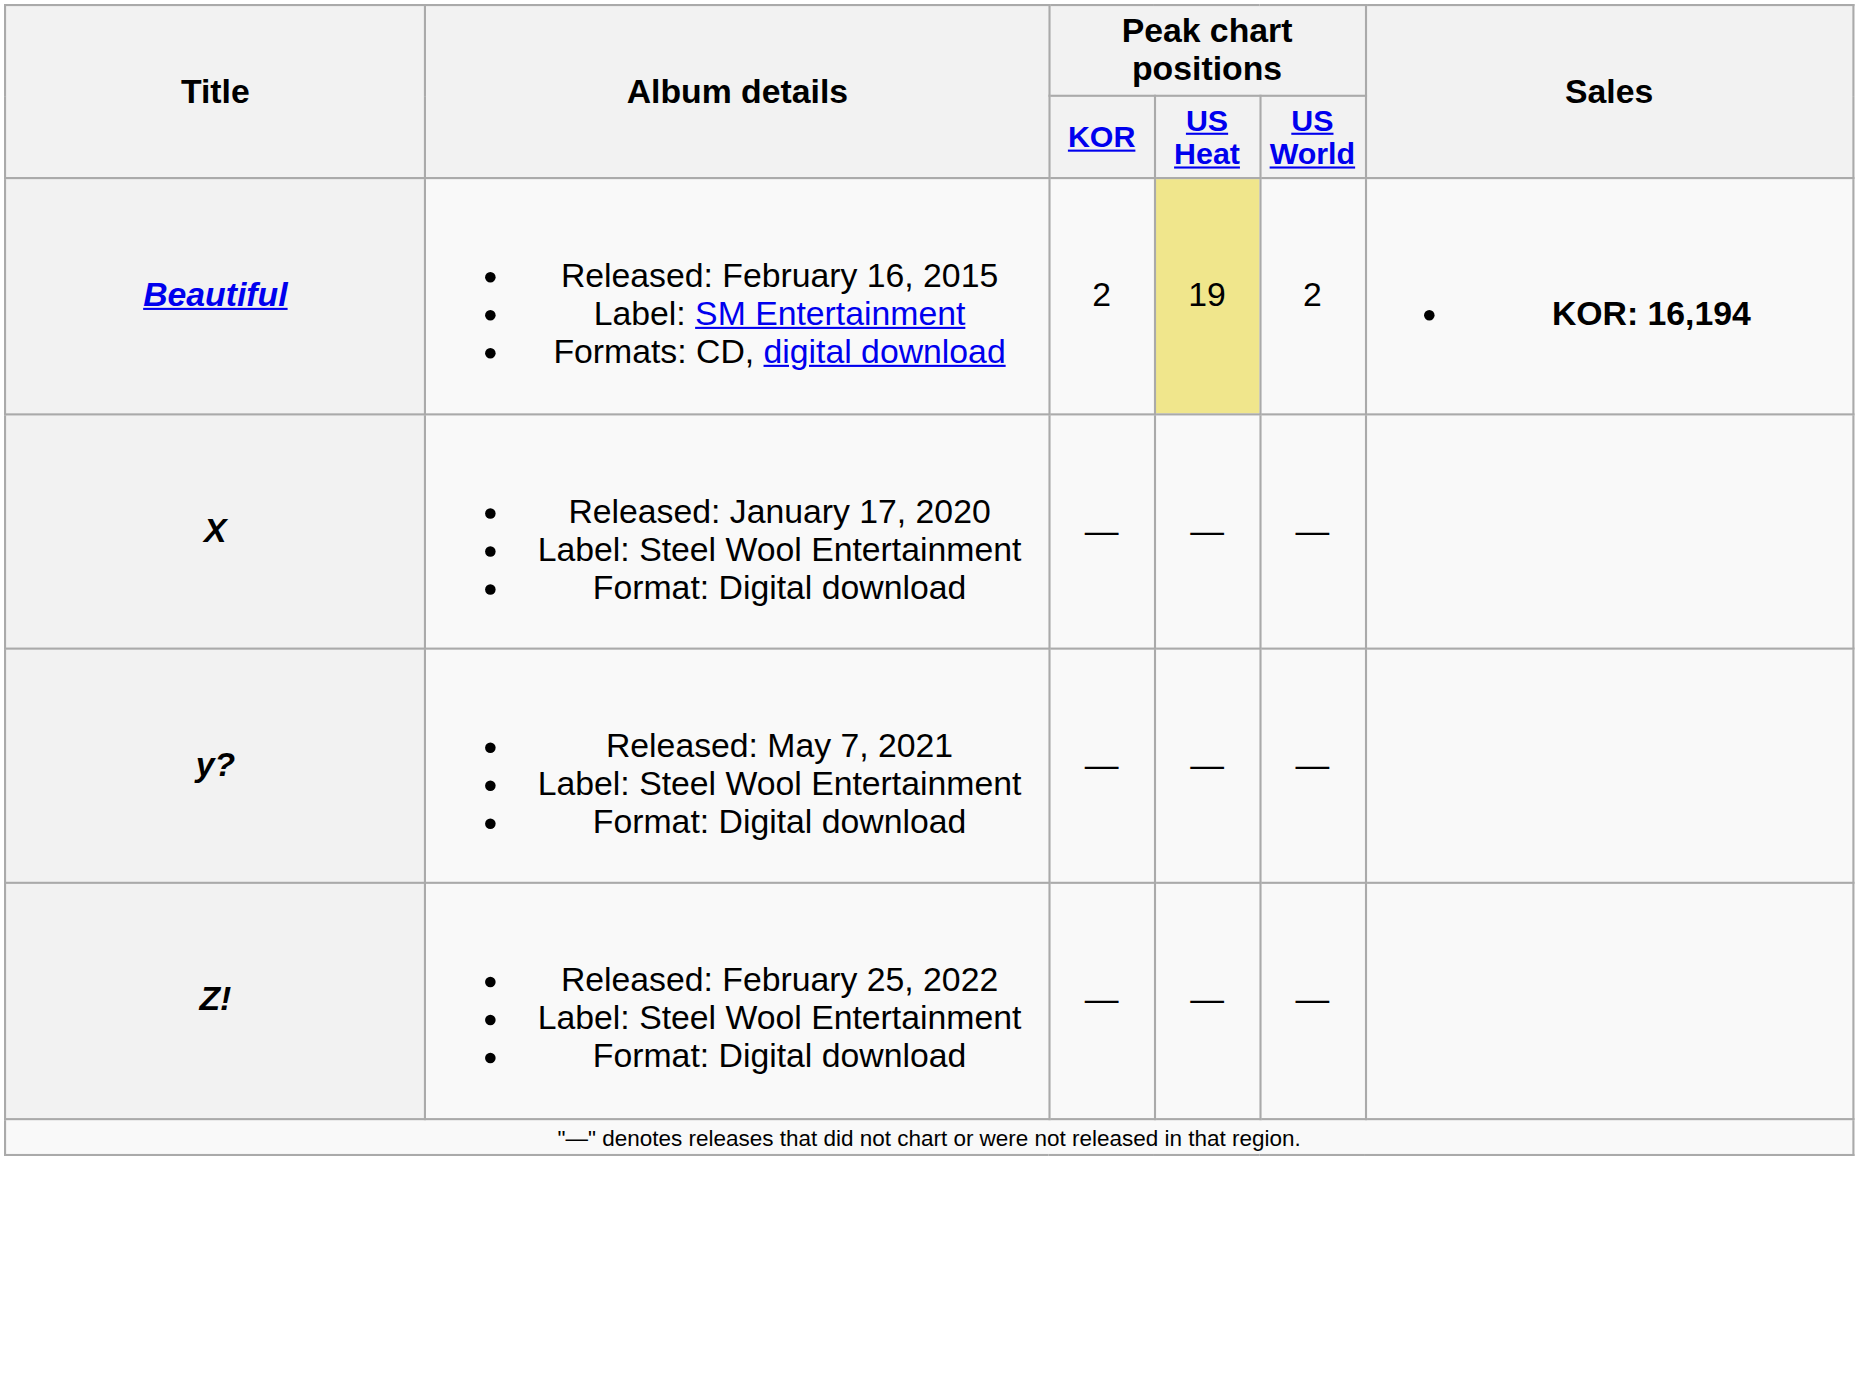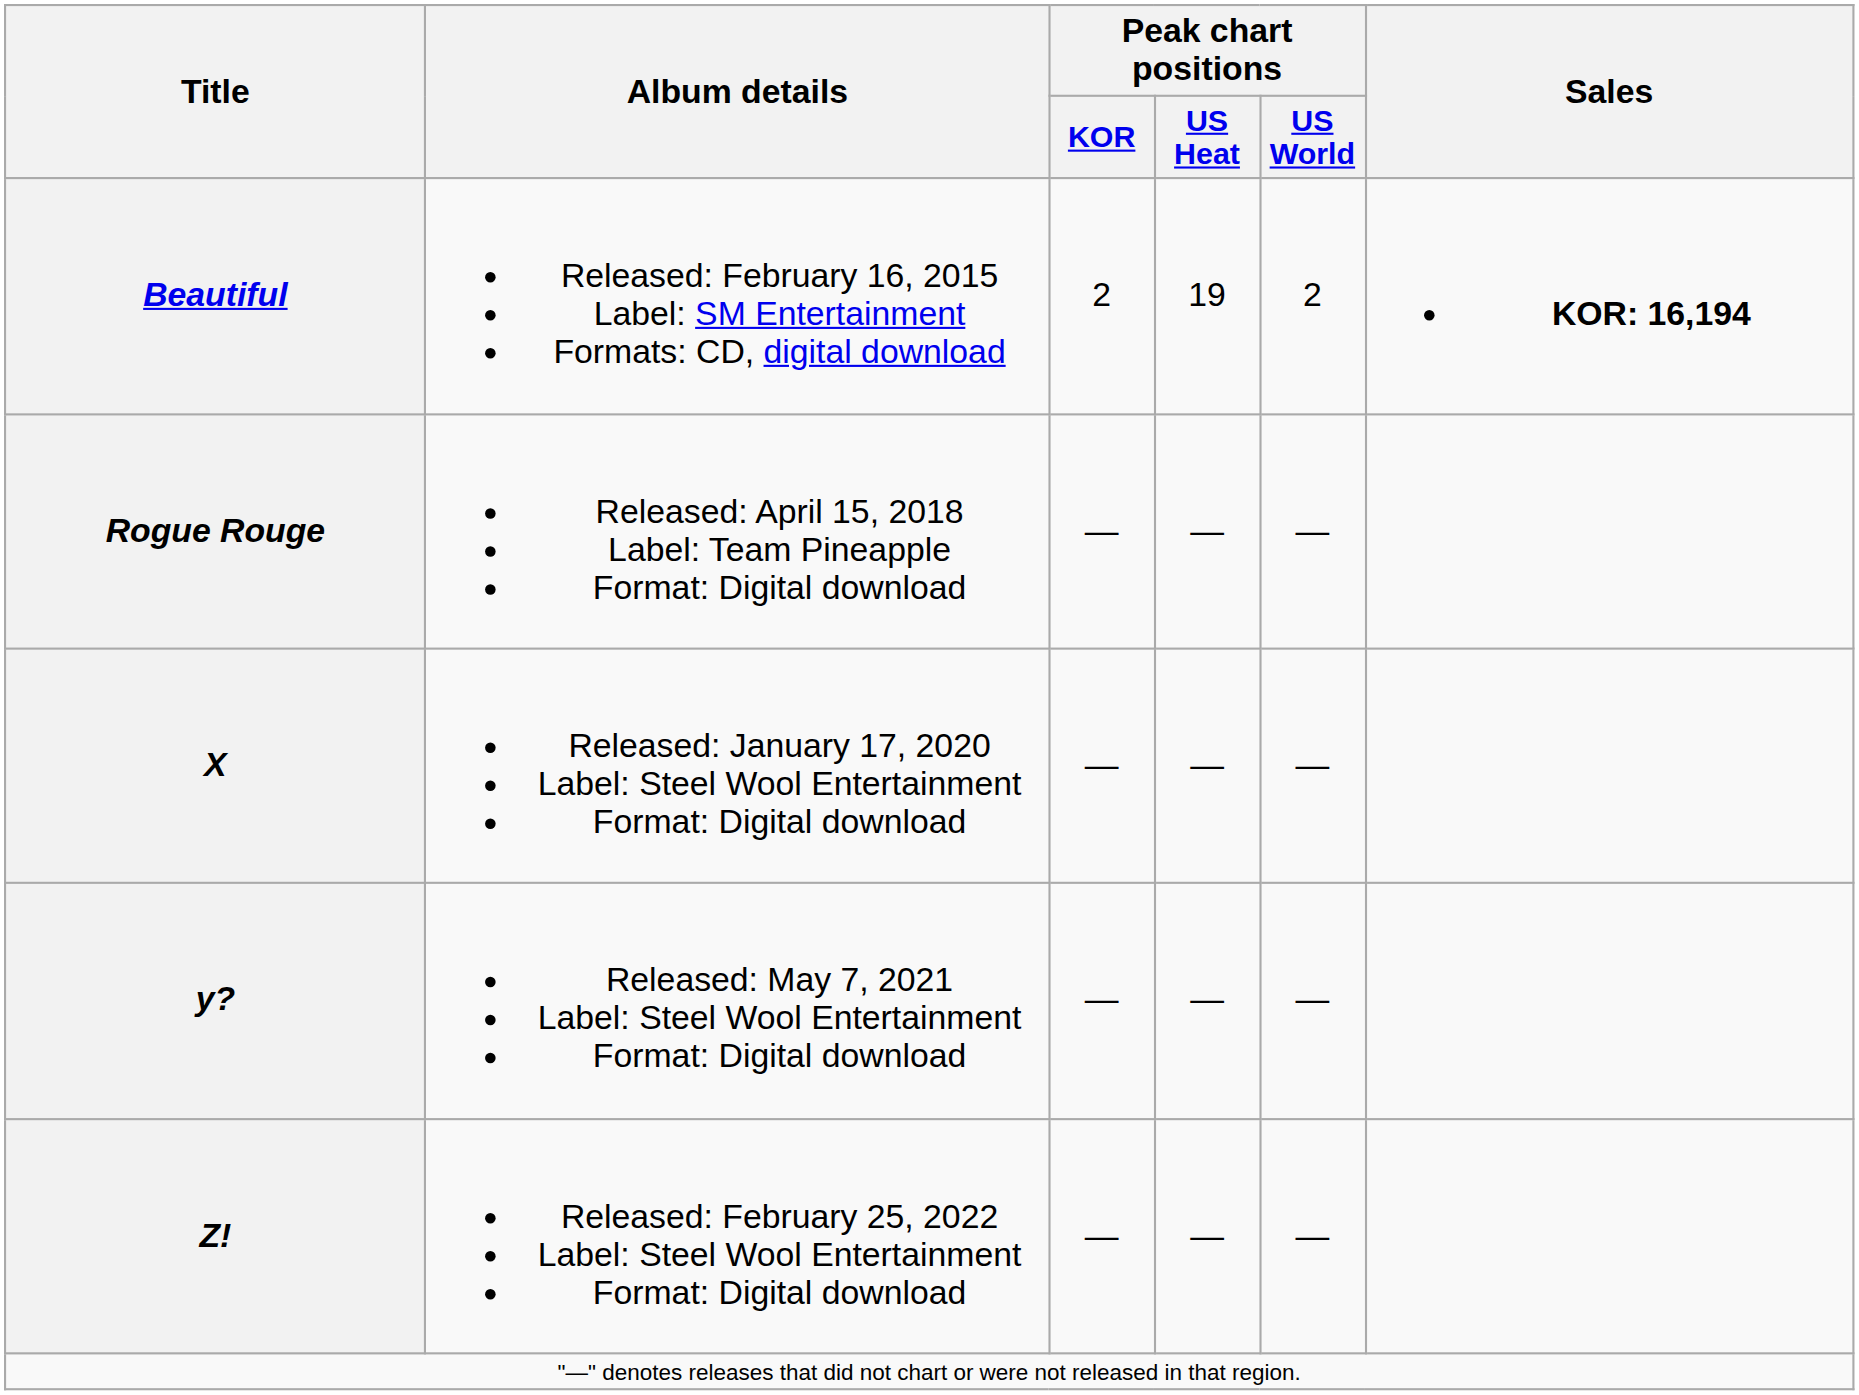(1207, 295) khaki background -> (1207, 295) no background
+ row: (215, 530)
